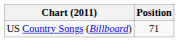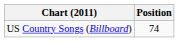(154, 28) 71 -> (154, 28) 74
